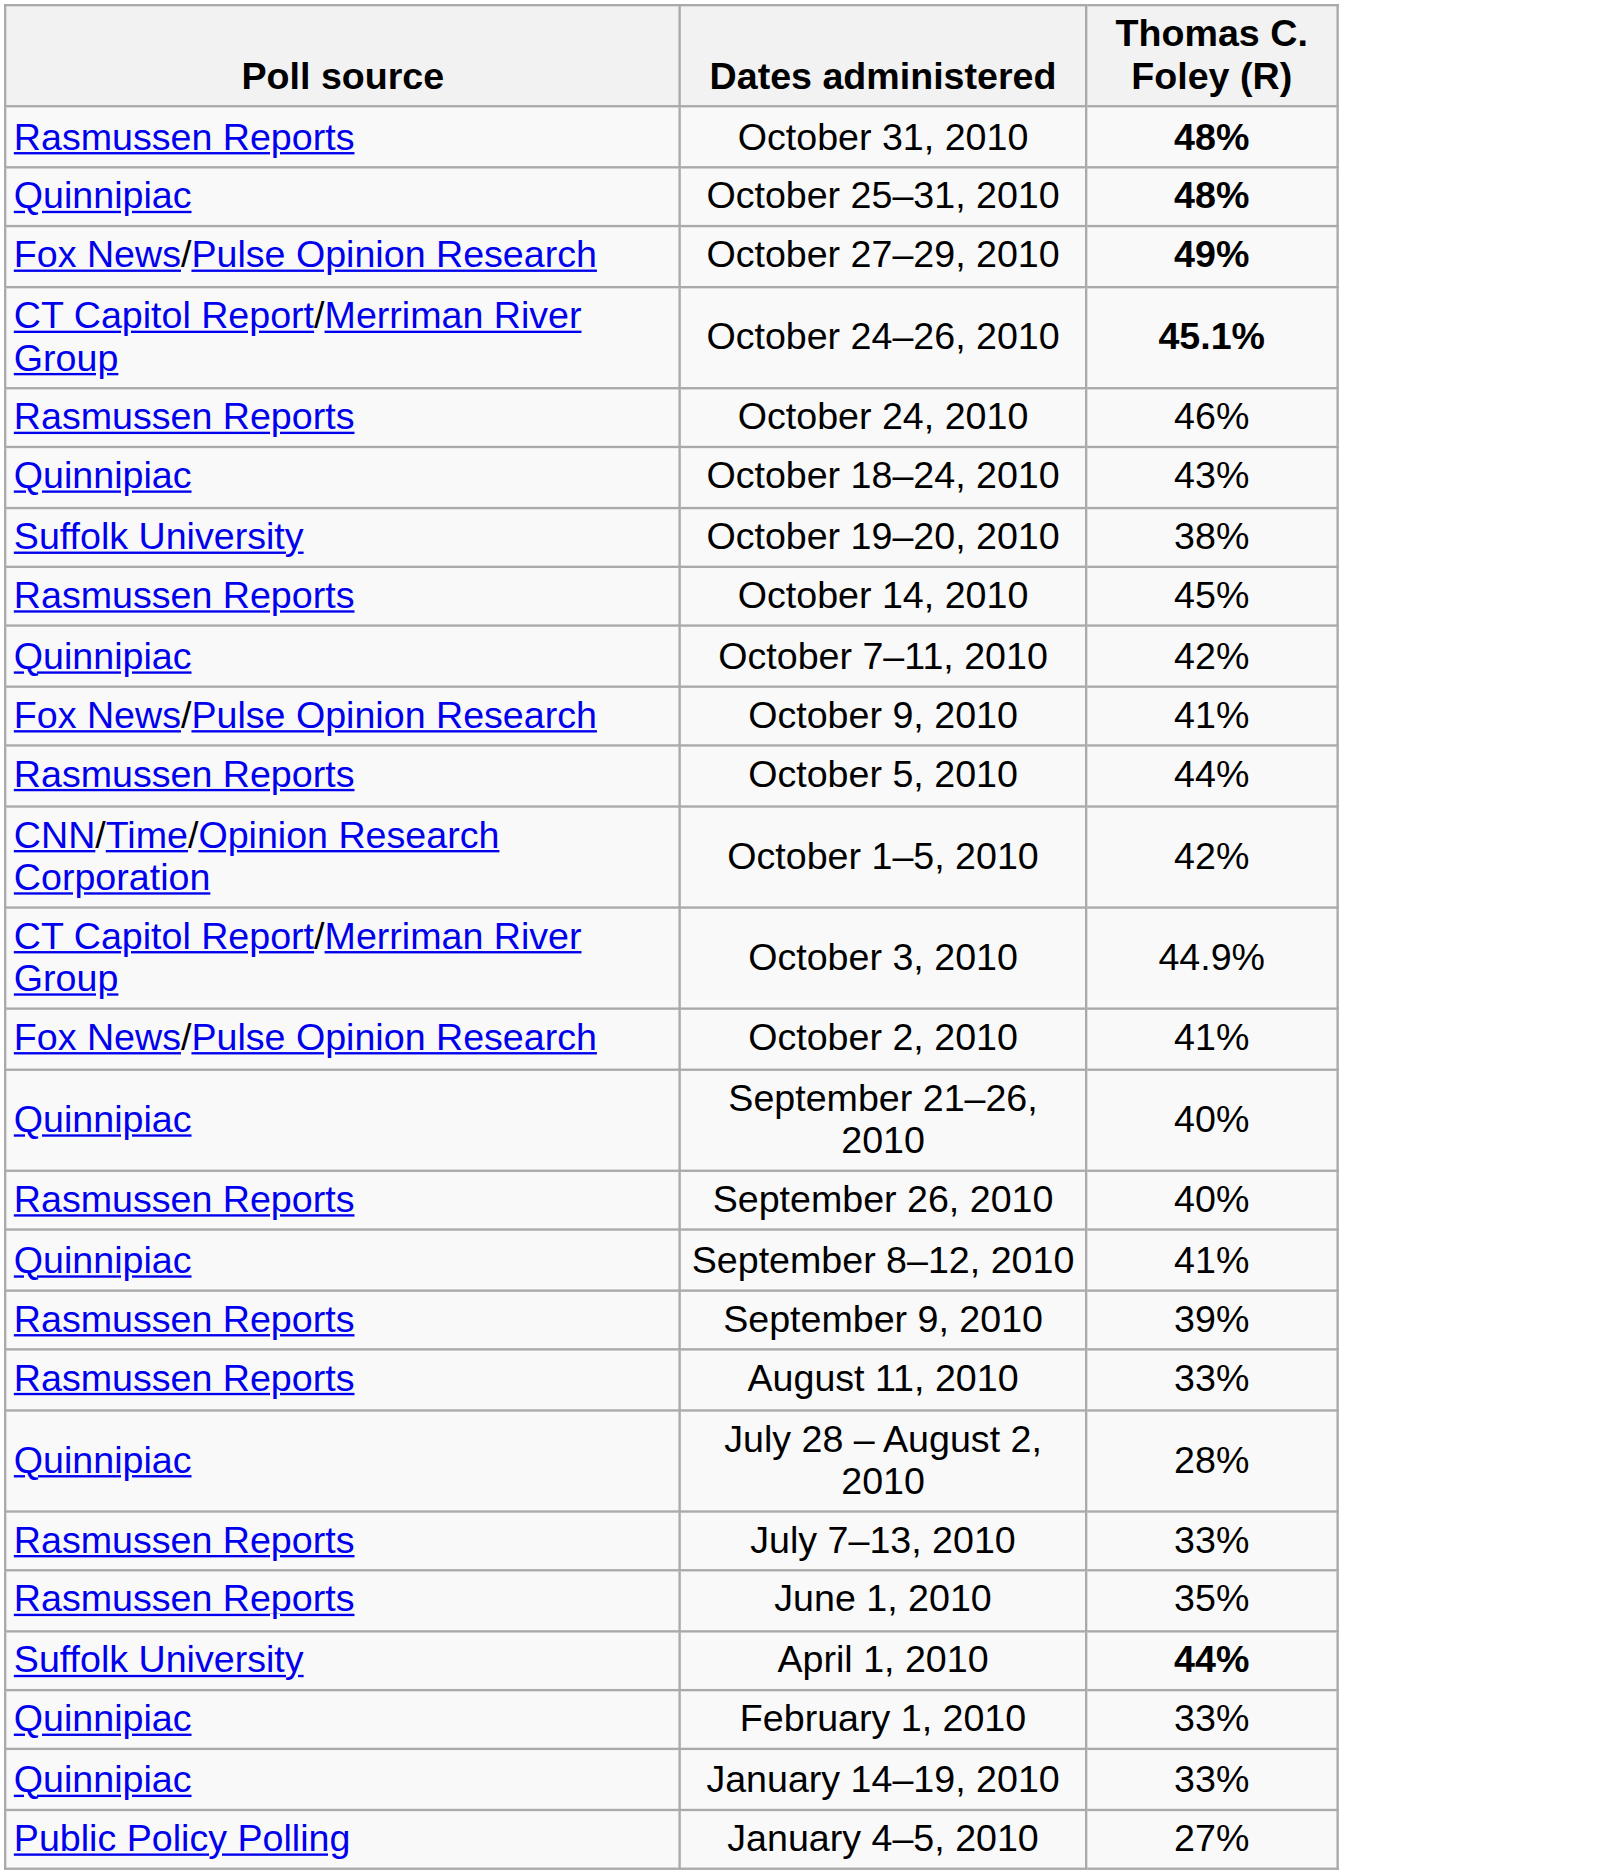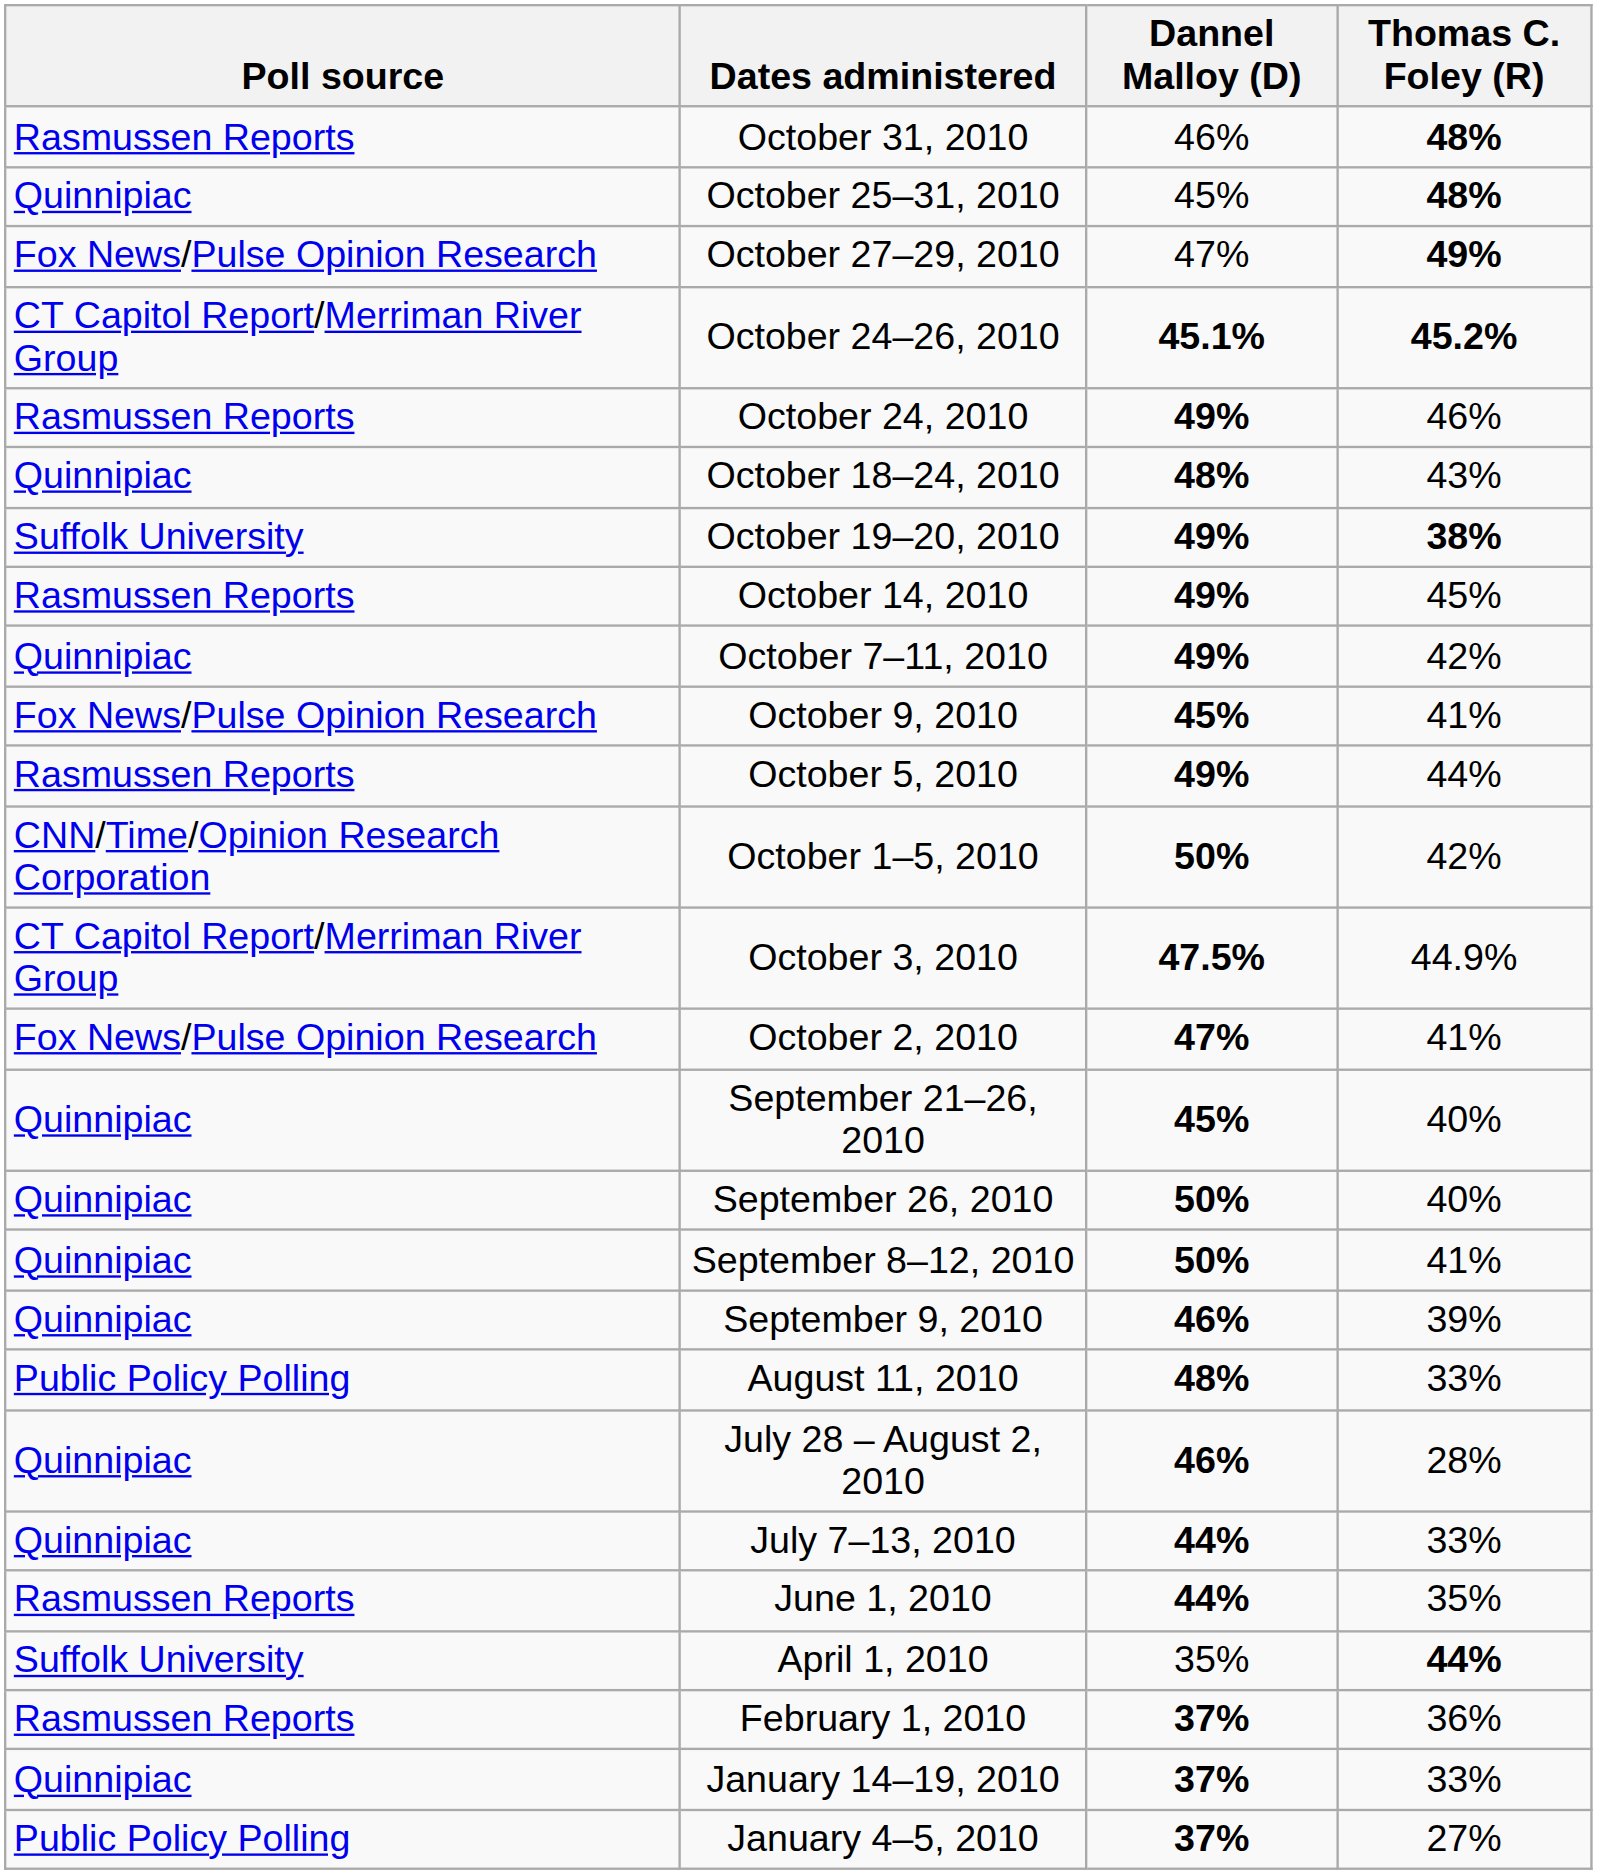+ column: (1212, 55)
(1212, 336) 45.1% -> (1464, 336) 45.2%
(1212, 536) normal -> (1464, 536) bold
(184, 1199) Rasmussen Reports -> (103, 1199) Quinnipiac
(184, 1319) Rasmussen Reports -> (103, 1319) Quinnipiac
(184, 1378) Rasmussen Reports -> (182, 1378) Public Policy Polling
(184, 1540) Rasmussen Reports -> (103, 1540) Quinnipiac
(103, 1719) Quinnipiac -> (184, 1719) Rasmussen Reports
(1212, 1719) 33% -> (1464, 1719) 36%
